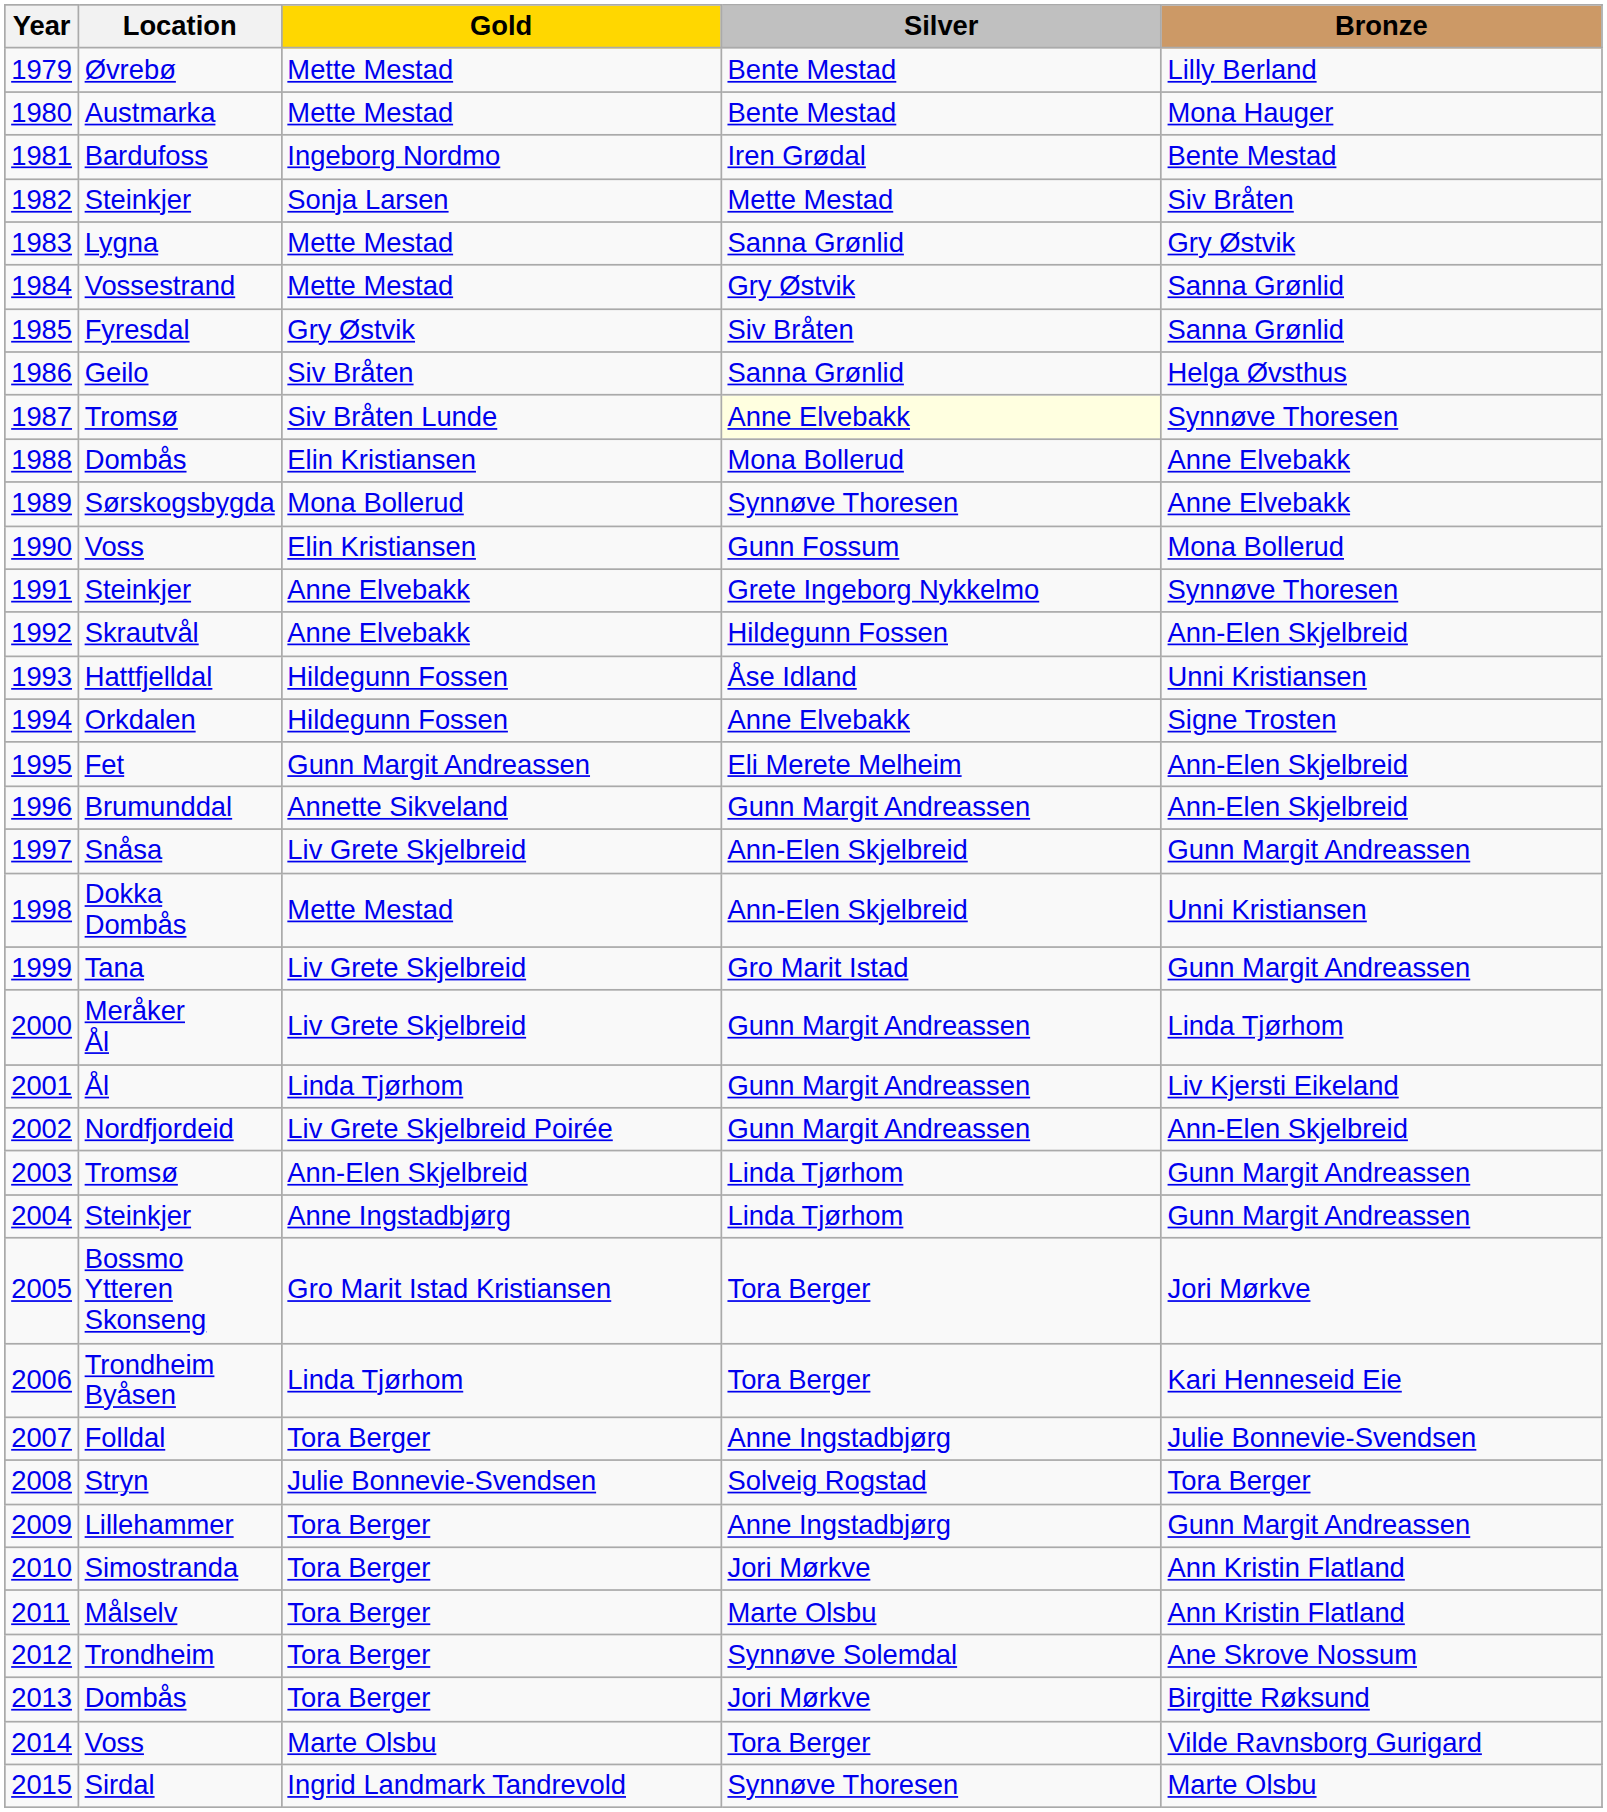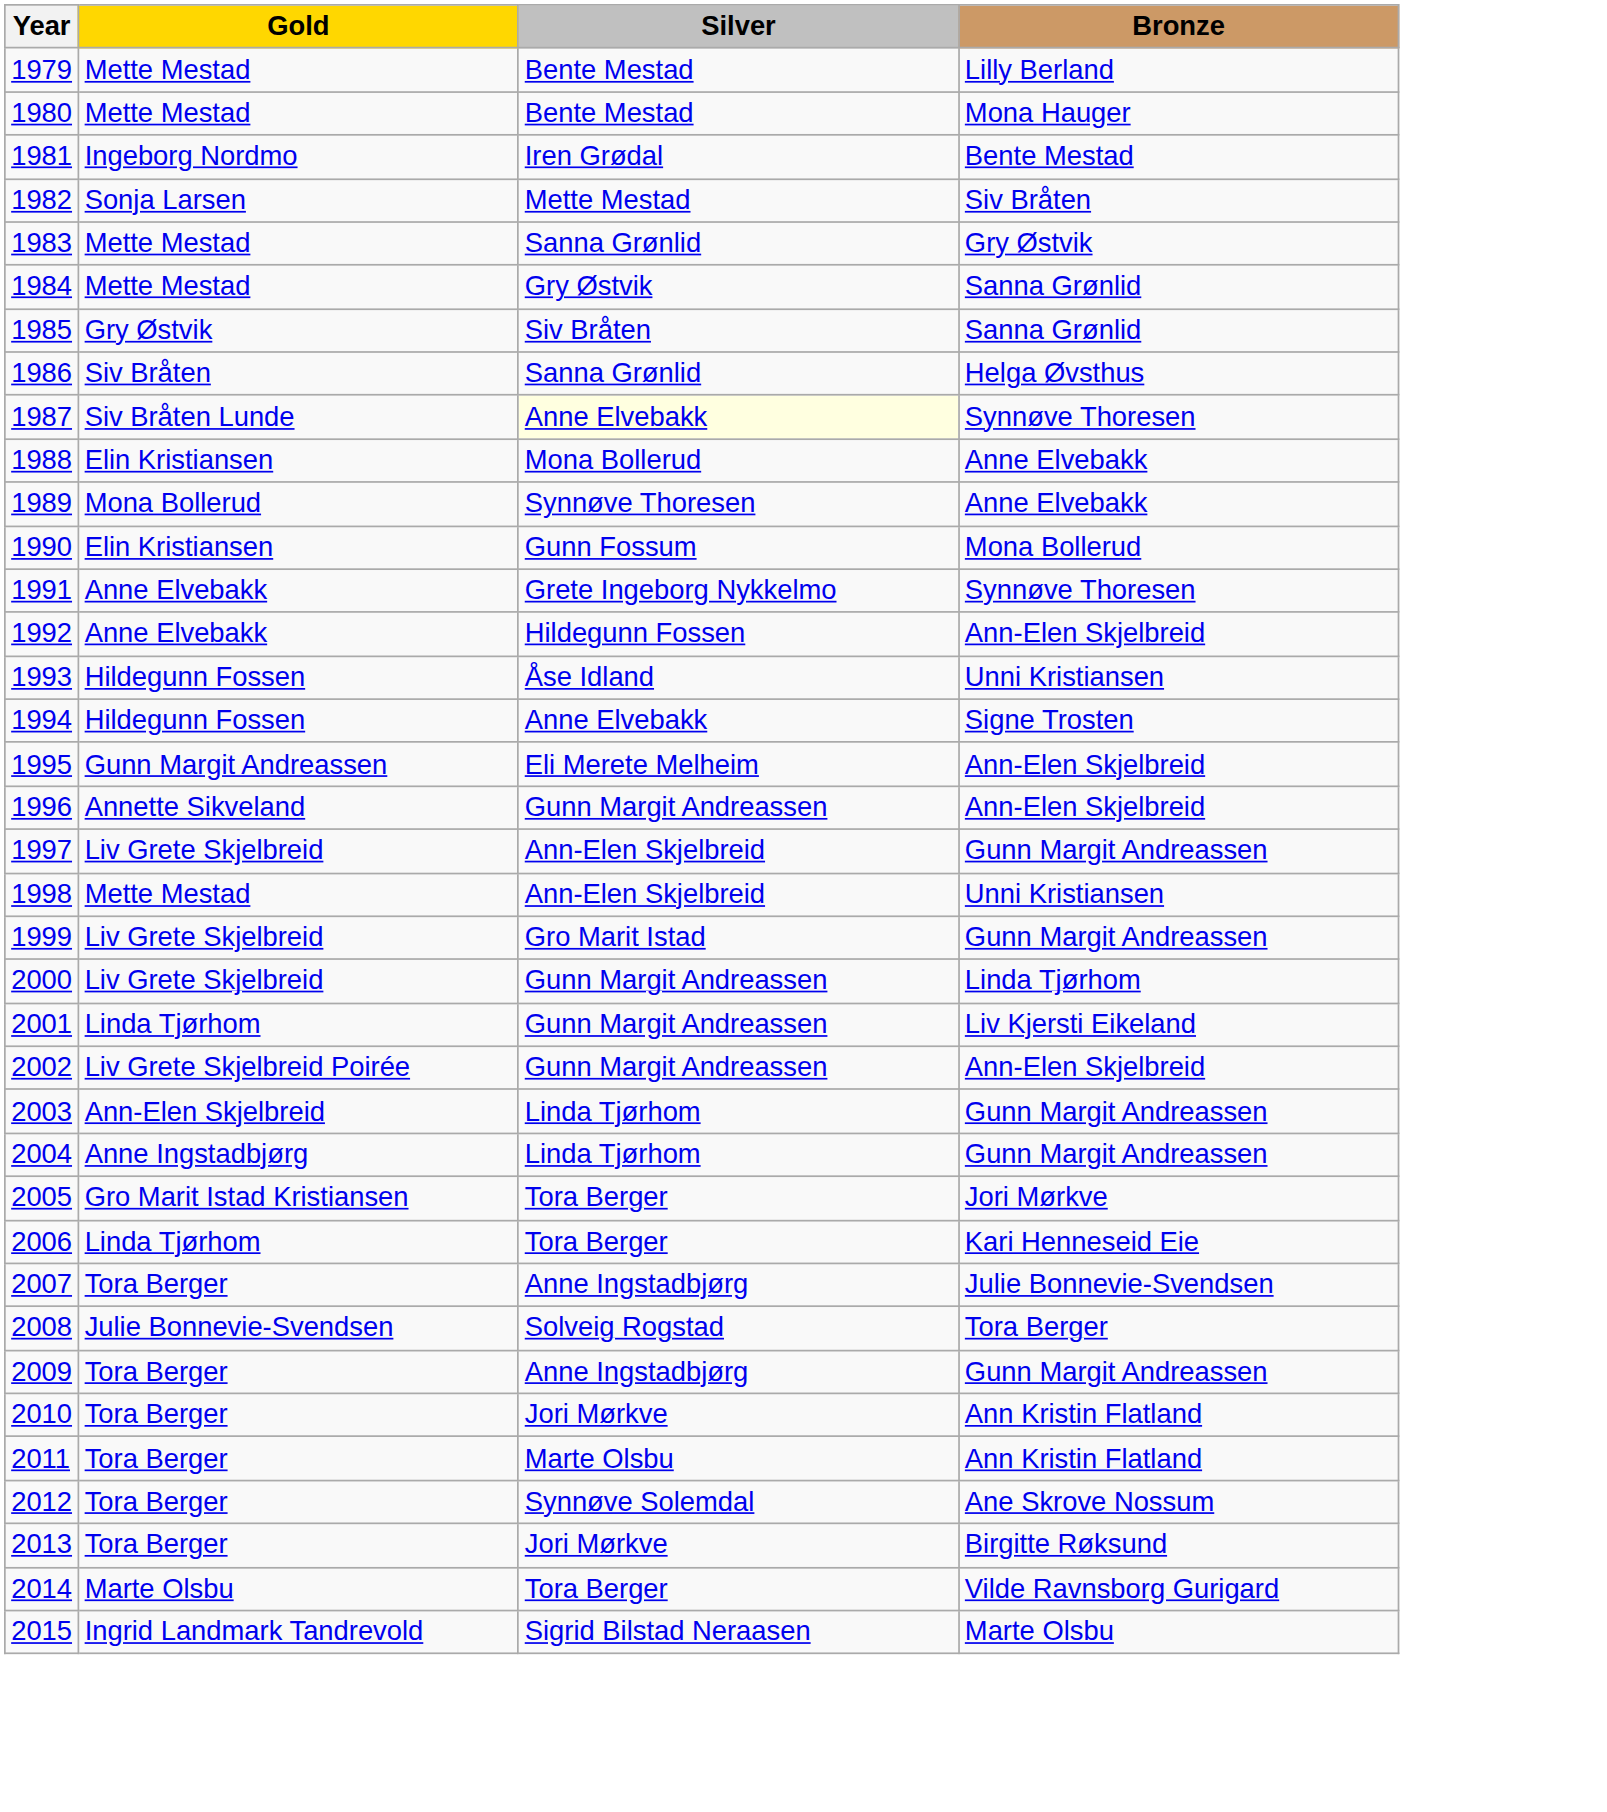- column: (180, 26)
(843, 1785) Synnøve Thoresen -> (668, 1631) Sigrid Bilstad Neraasen
